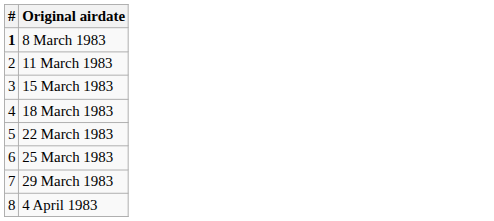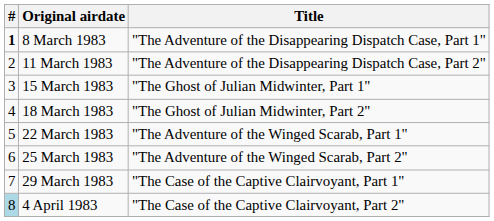+ column: (309, 16)
(12, 205) no background -> (12, 205) lightblue background
